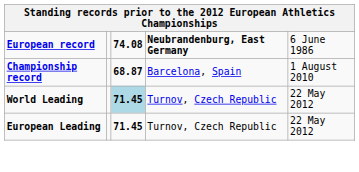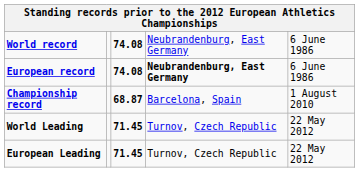+ row: (42, 45)
(128, 99) lightblue background -> (128, 127) no background
